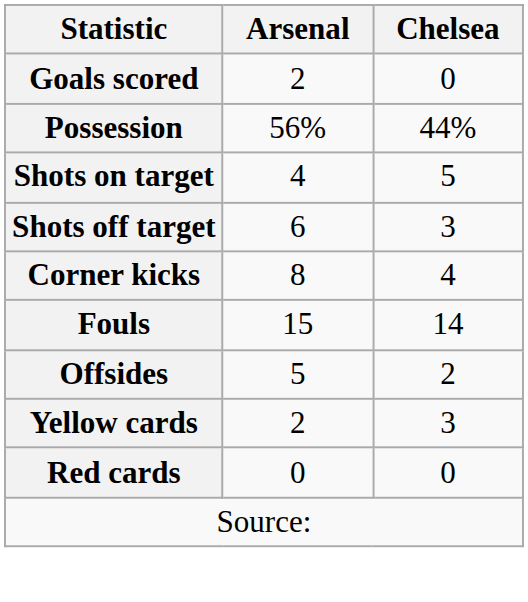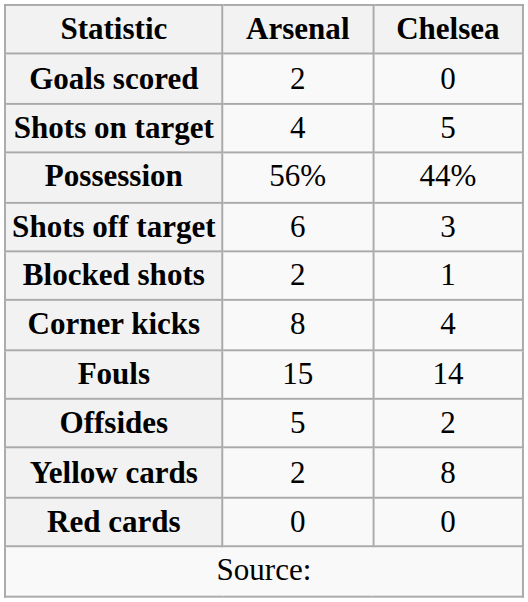rows swapped: (114, 127) <-> (114, 176)
+ row: (114, 275)
(448, 422) 3 -> (448, 472) 8
